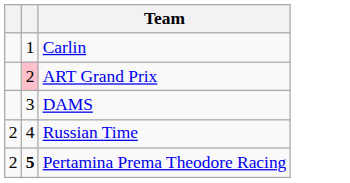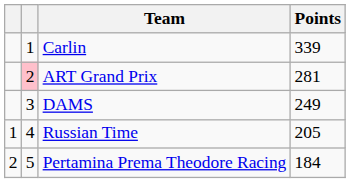+ column: (318, 18)
(13, 133) 2 -> (13, 133) 1
(30, 162) bold -> (30, 162) normal
